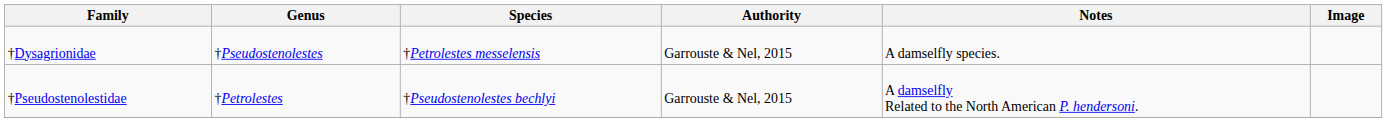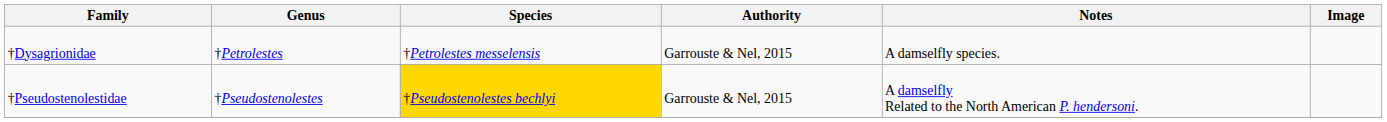(269, 53) †Pseudostenolestes -> (249, 53) †Petrolestes
(249, 98) †Petrolestes -> (269, 98) †Pseudostenolestes
(479, 98) no background -> (479, 98) gold background
